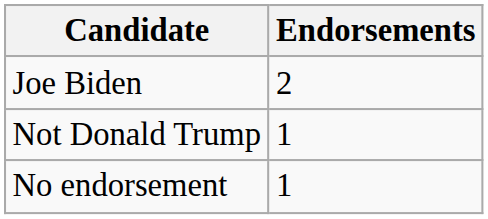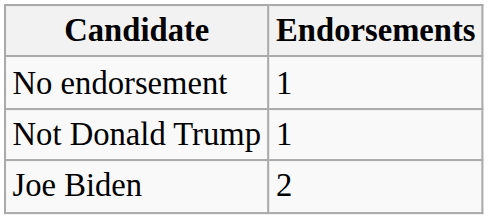rows swapped: (77, 82) <-> (120, 185)
